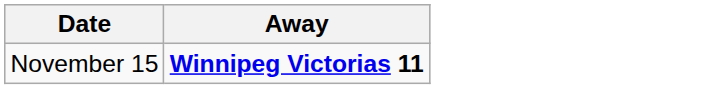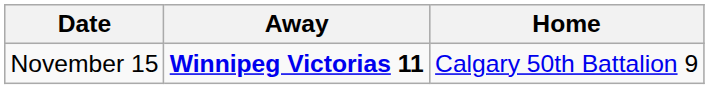+ column: (567, 24)
